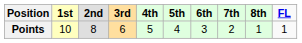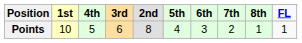columns swapped: (94, 12) <-> (150, 12)
